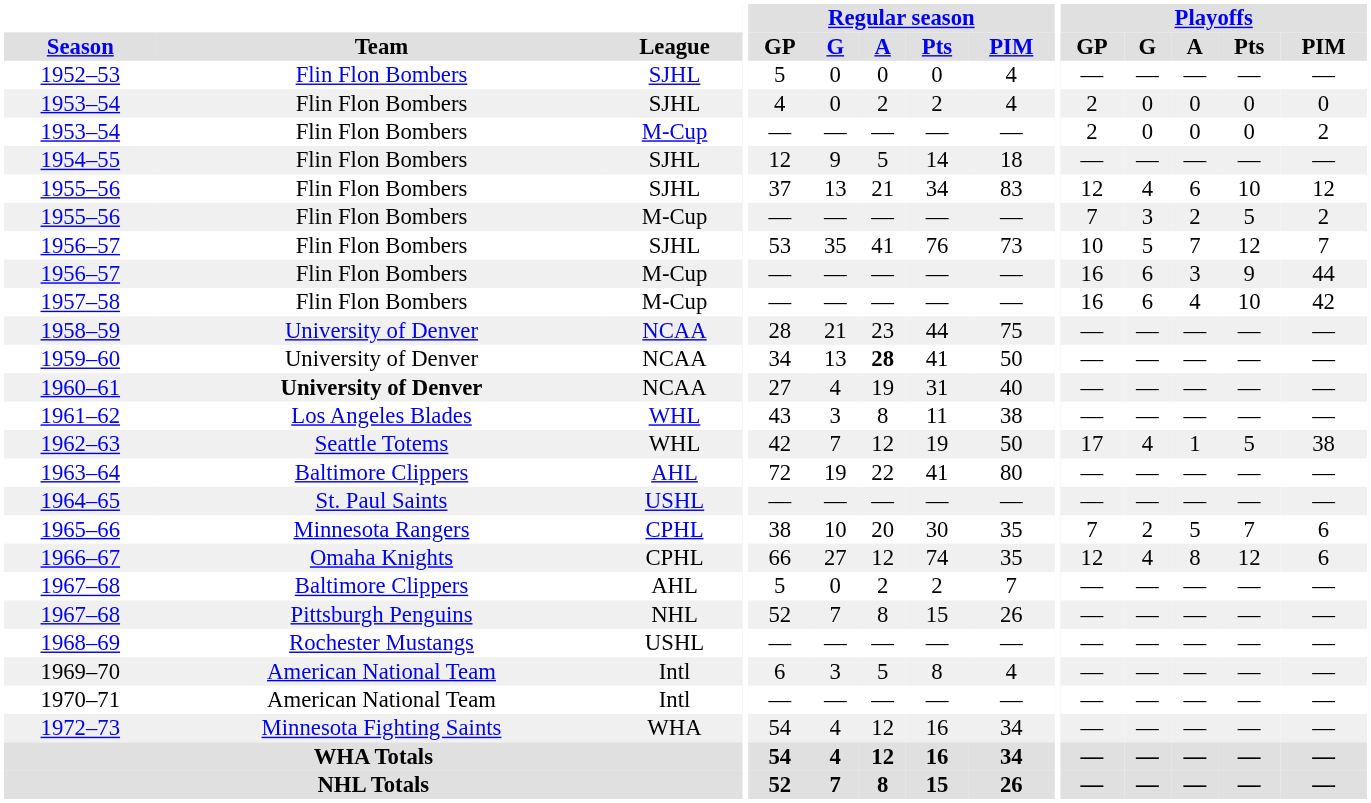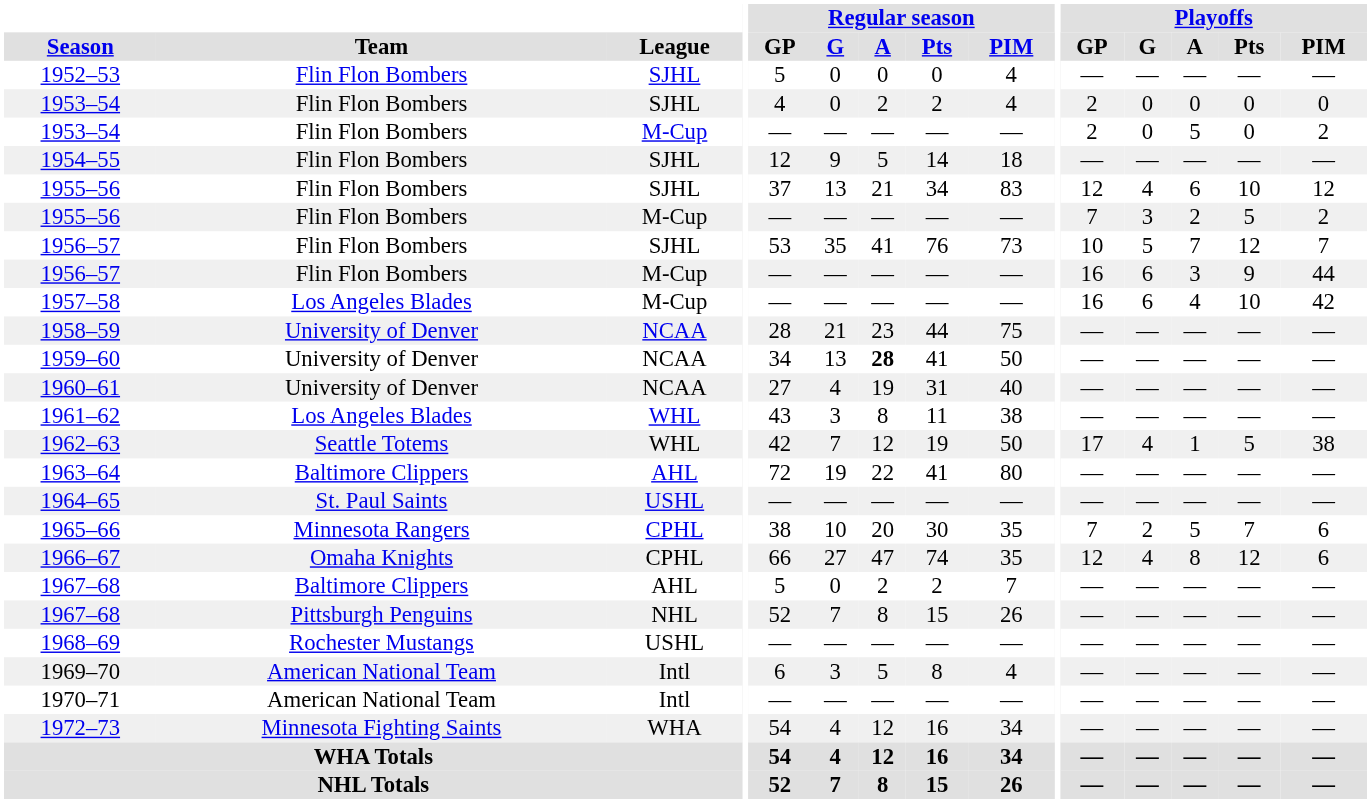(1195, 131) 0 -> (1195, 131) 5
(381, 301) Flin Flon Bombers -> (381, 301) Los Angeles Blades
(381, 387) bold -> (381, 387) normal
(883, 557) 12 -> (883, 557) 47
